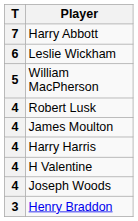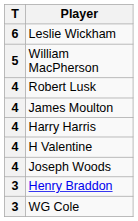- row: (63, 34)
+ row: (54, 206)
